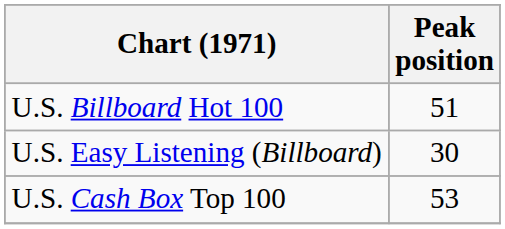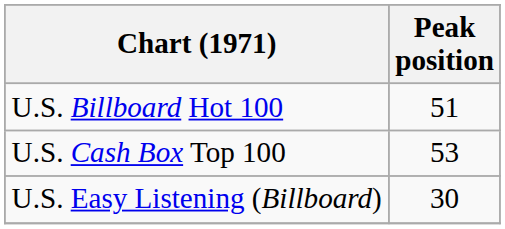rows swapped: (197, 152) <-> (149, 198)
